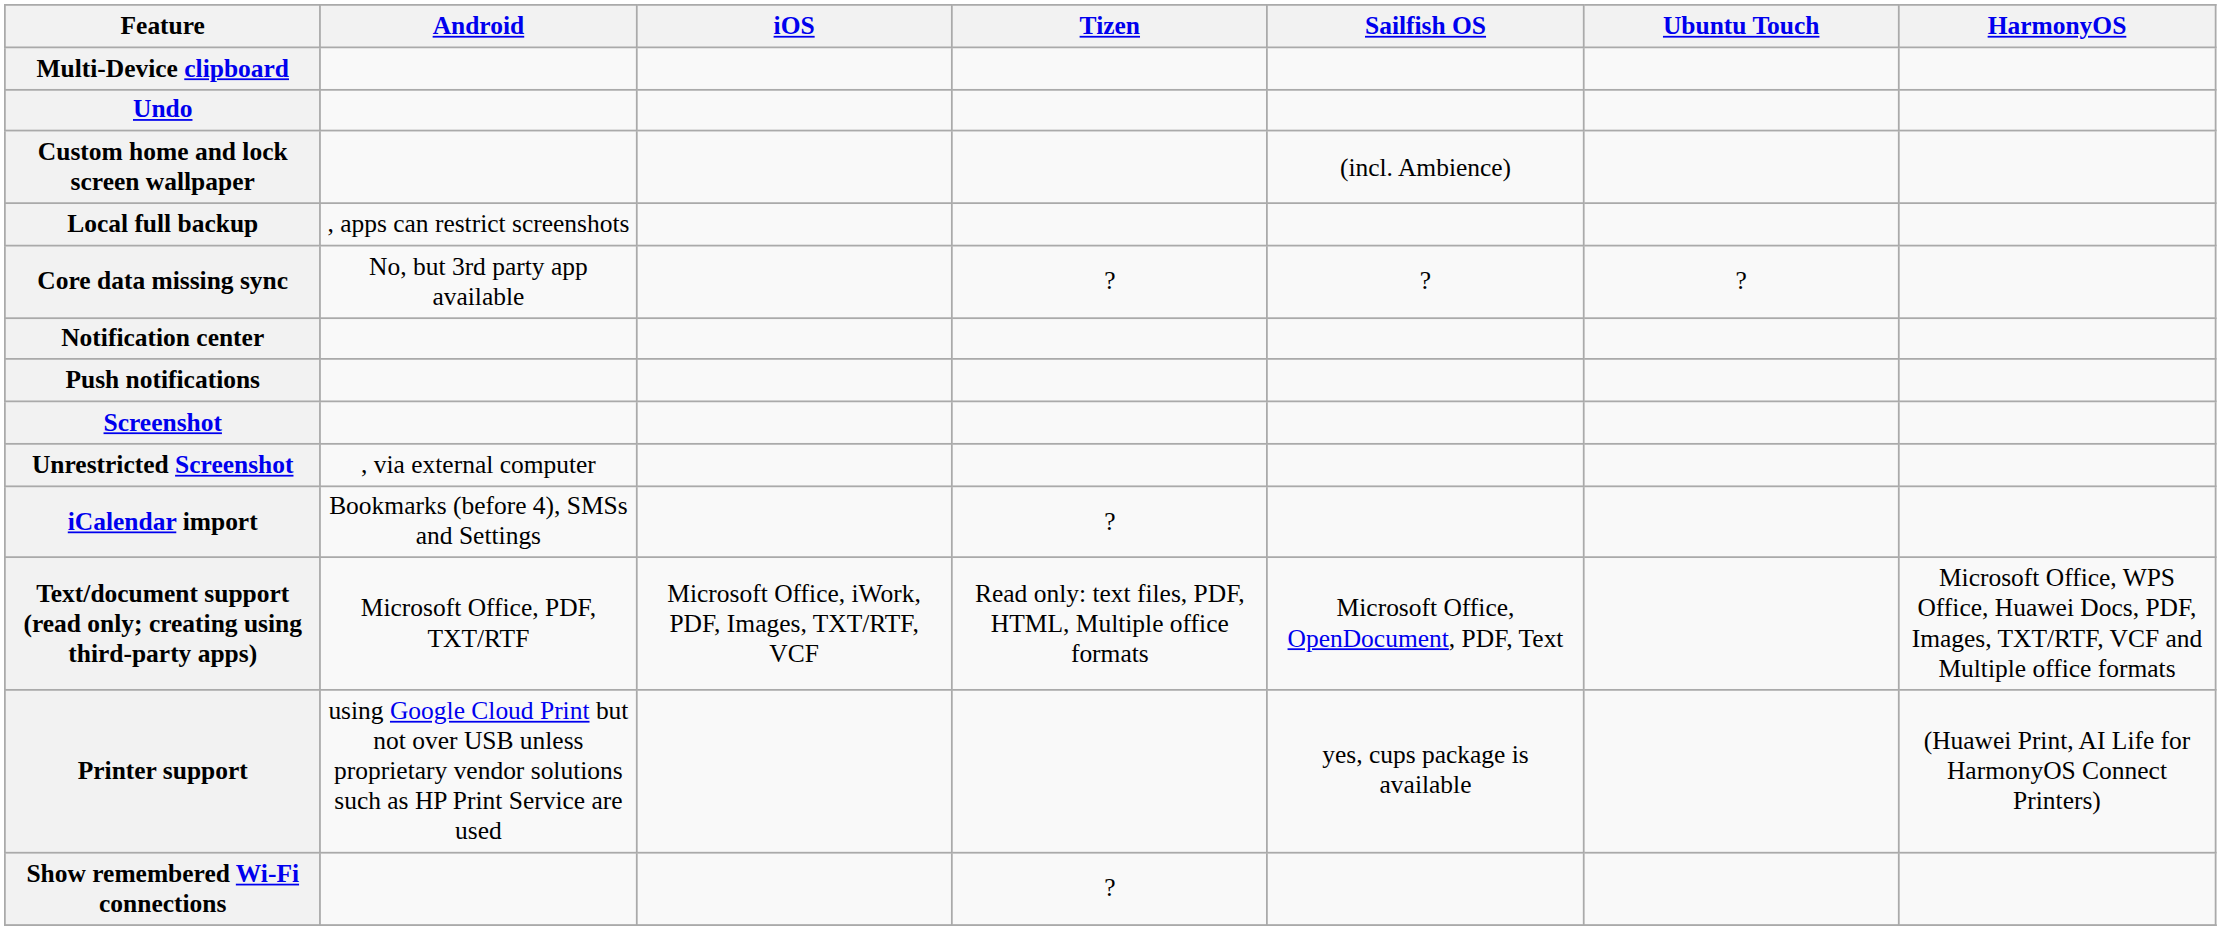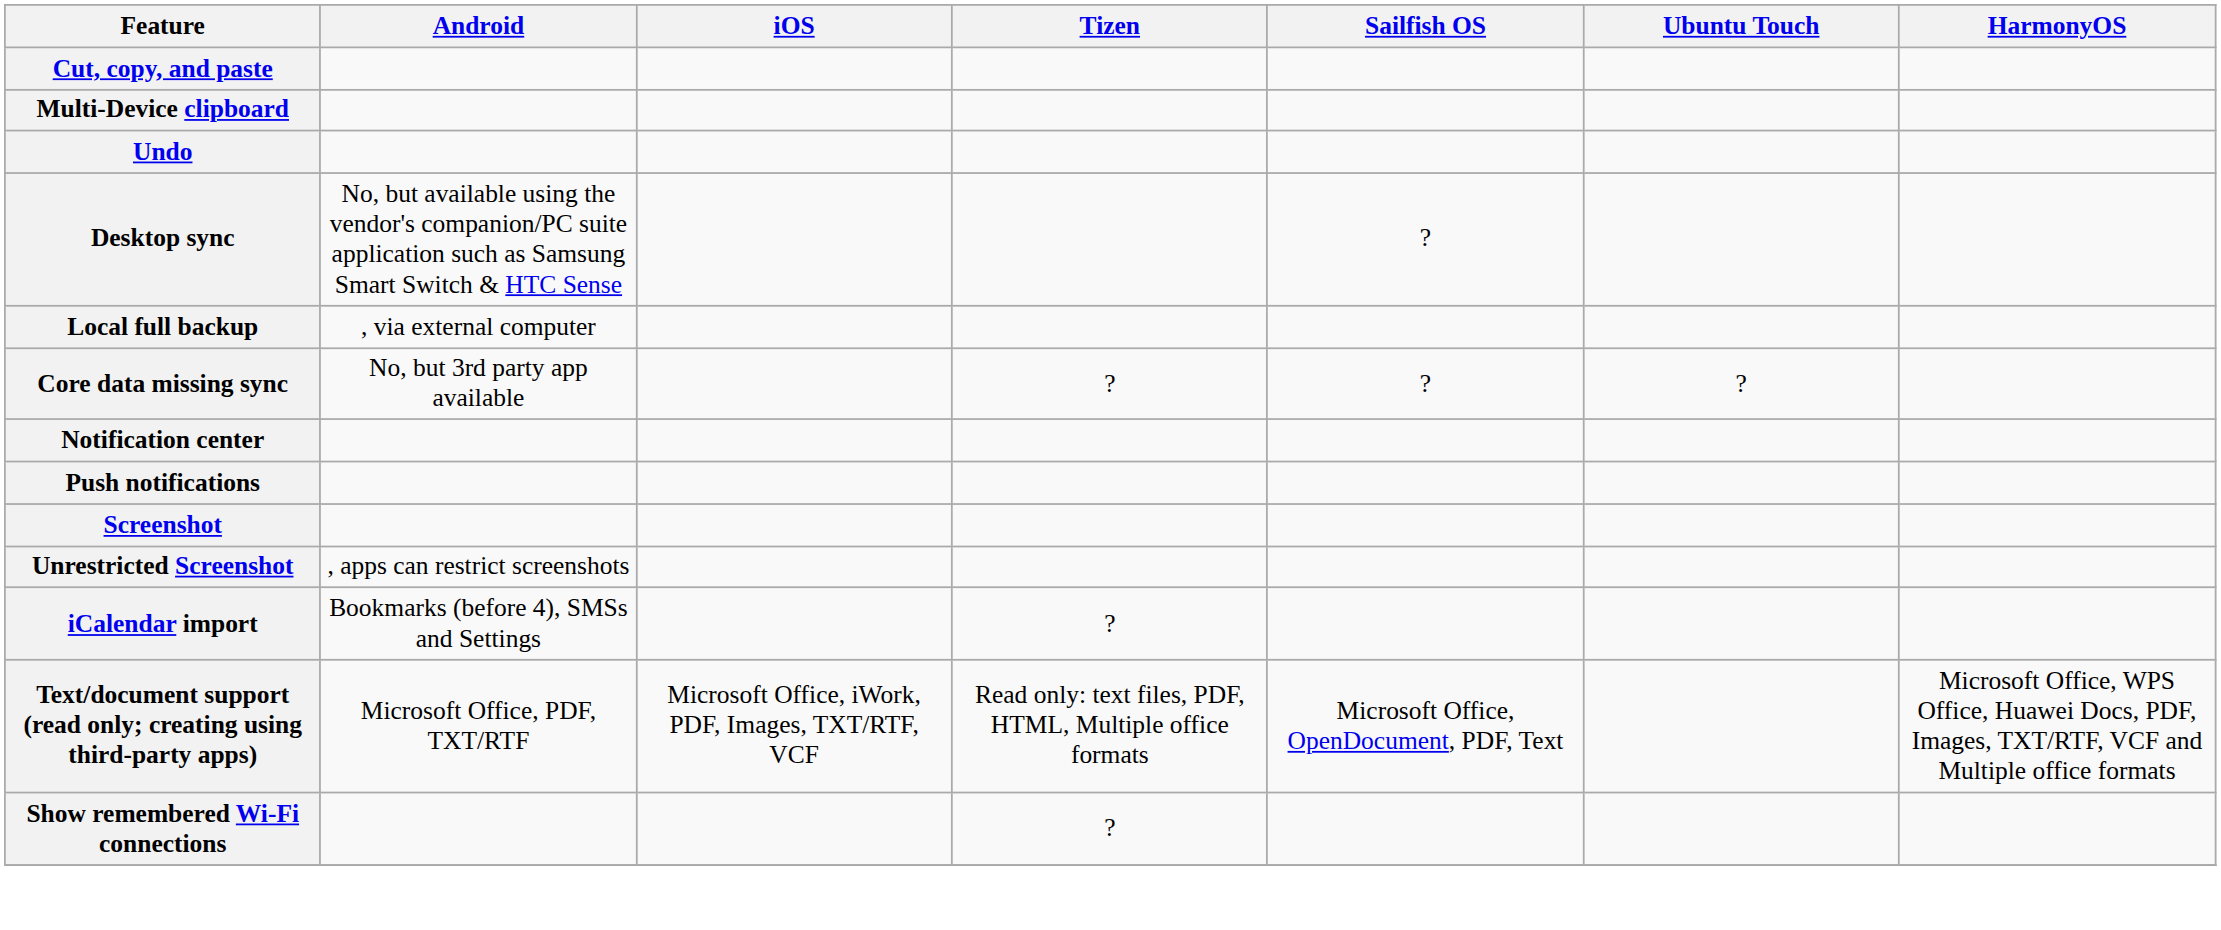+ row: (163, 67)
- row: (163, 167)
+ row: (163, 239)
(478, 224) , apps can restrict screenshots -> (478, 326) , via external computer
(478, 464) , via external computer -> (478, 566) , apps can restrict screenshots
- row: (163, 771)
